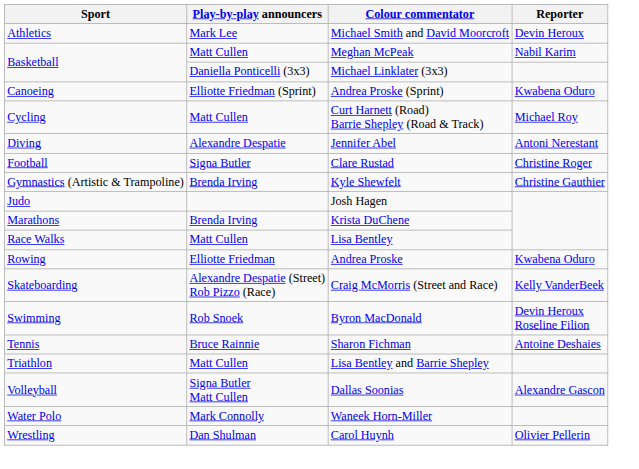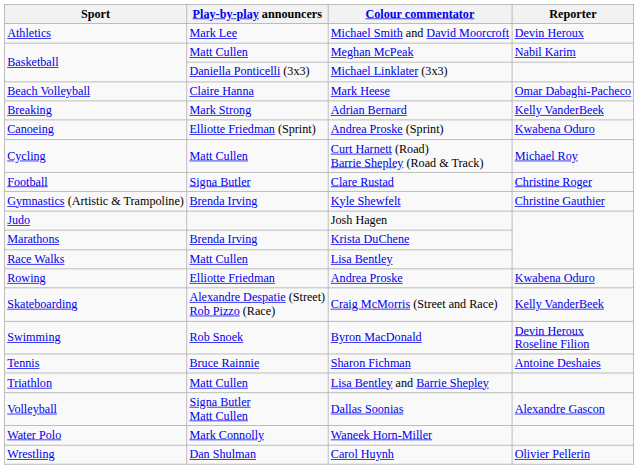+ row: (360, 91)
+ row: (369, 110)
- row: (363, 143)
